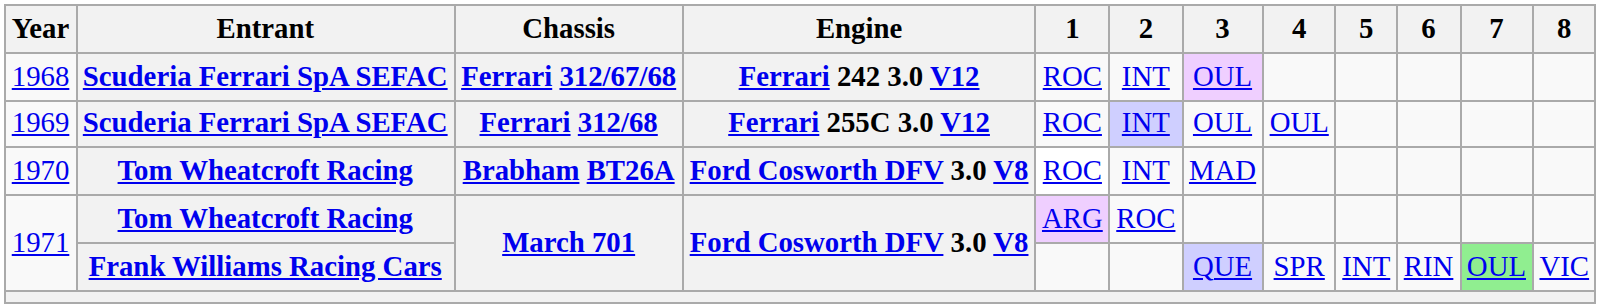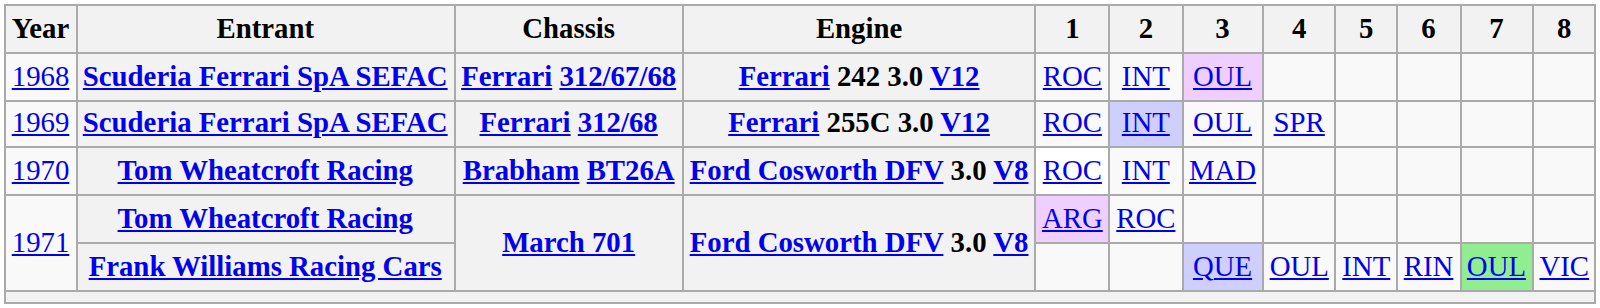(1299, 123) OUL -> (1299, 123) SPR
(1299, 266) SPR -> (1299, 266) OUL
